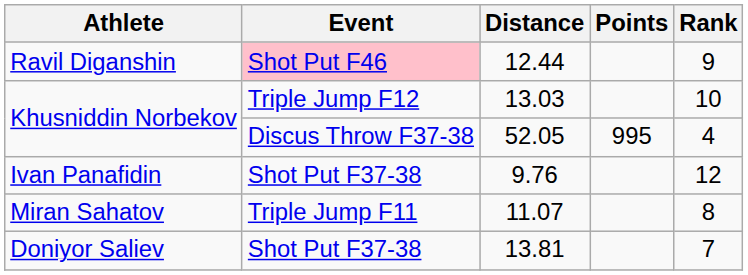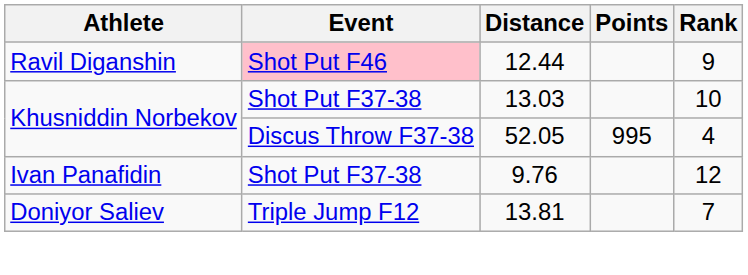(334, 99) Triple Jump F12 -> (335, 99) Shot Put F37-38
- row: (535, 212)
(335, 250) Shot Put F37-38 -> (334, 212) Triple Jump F12
